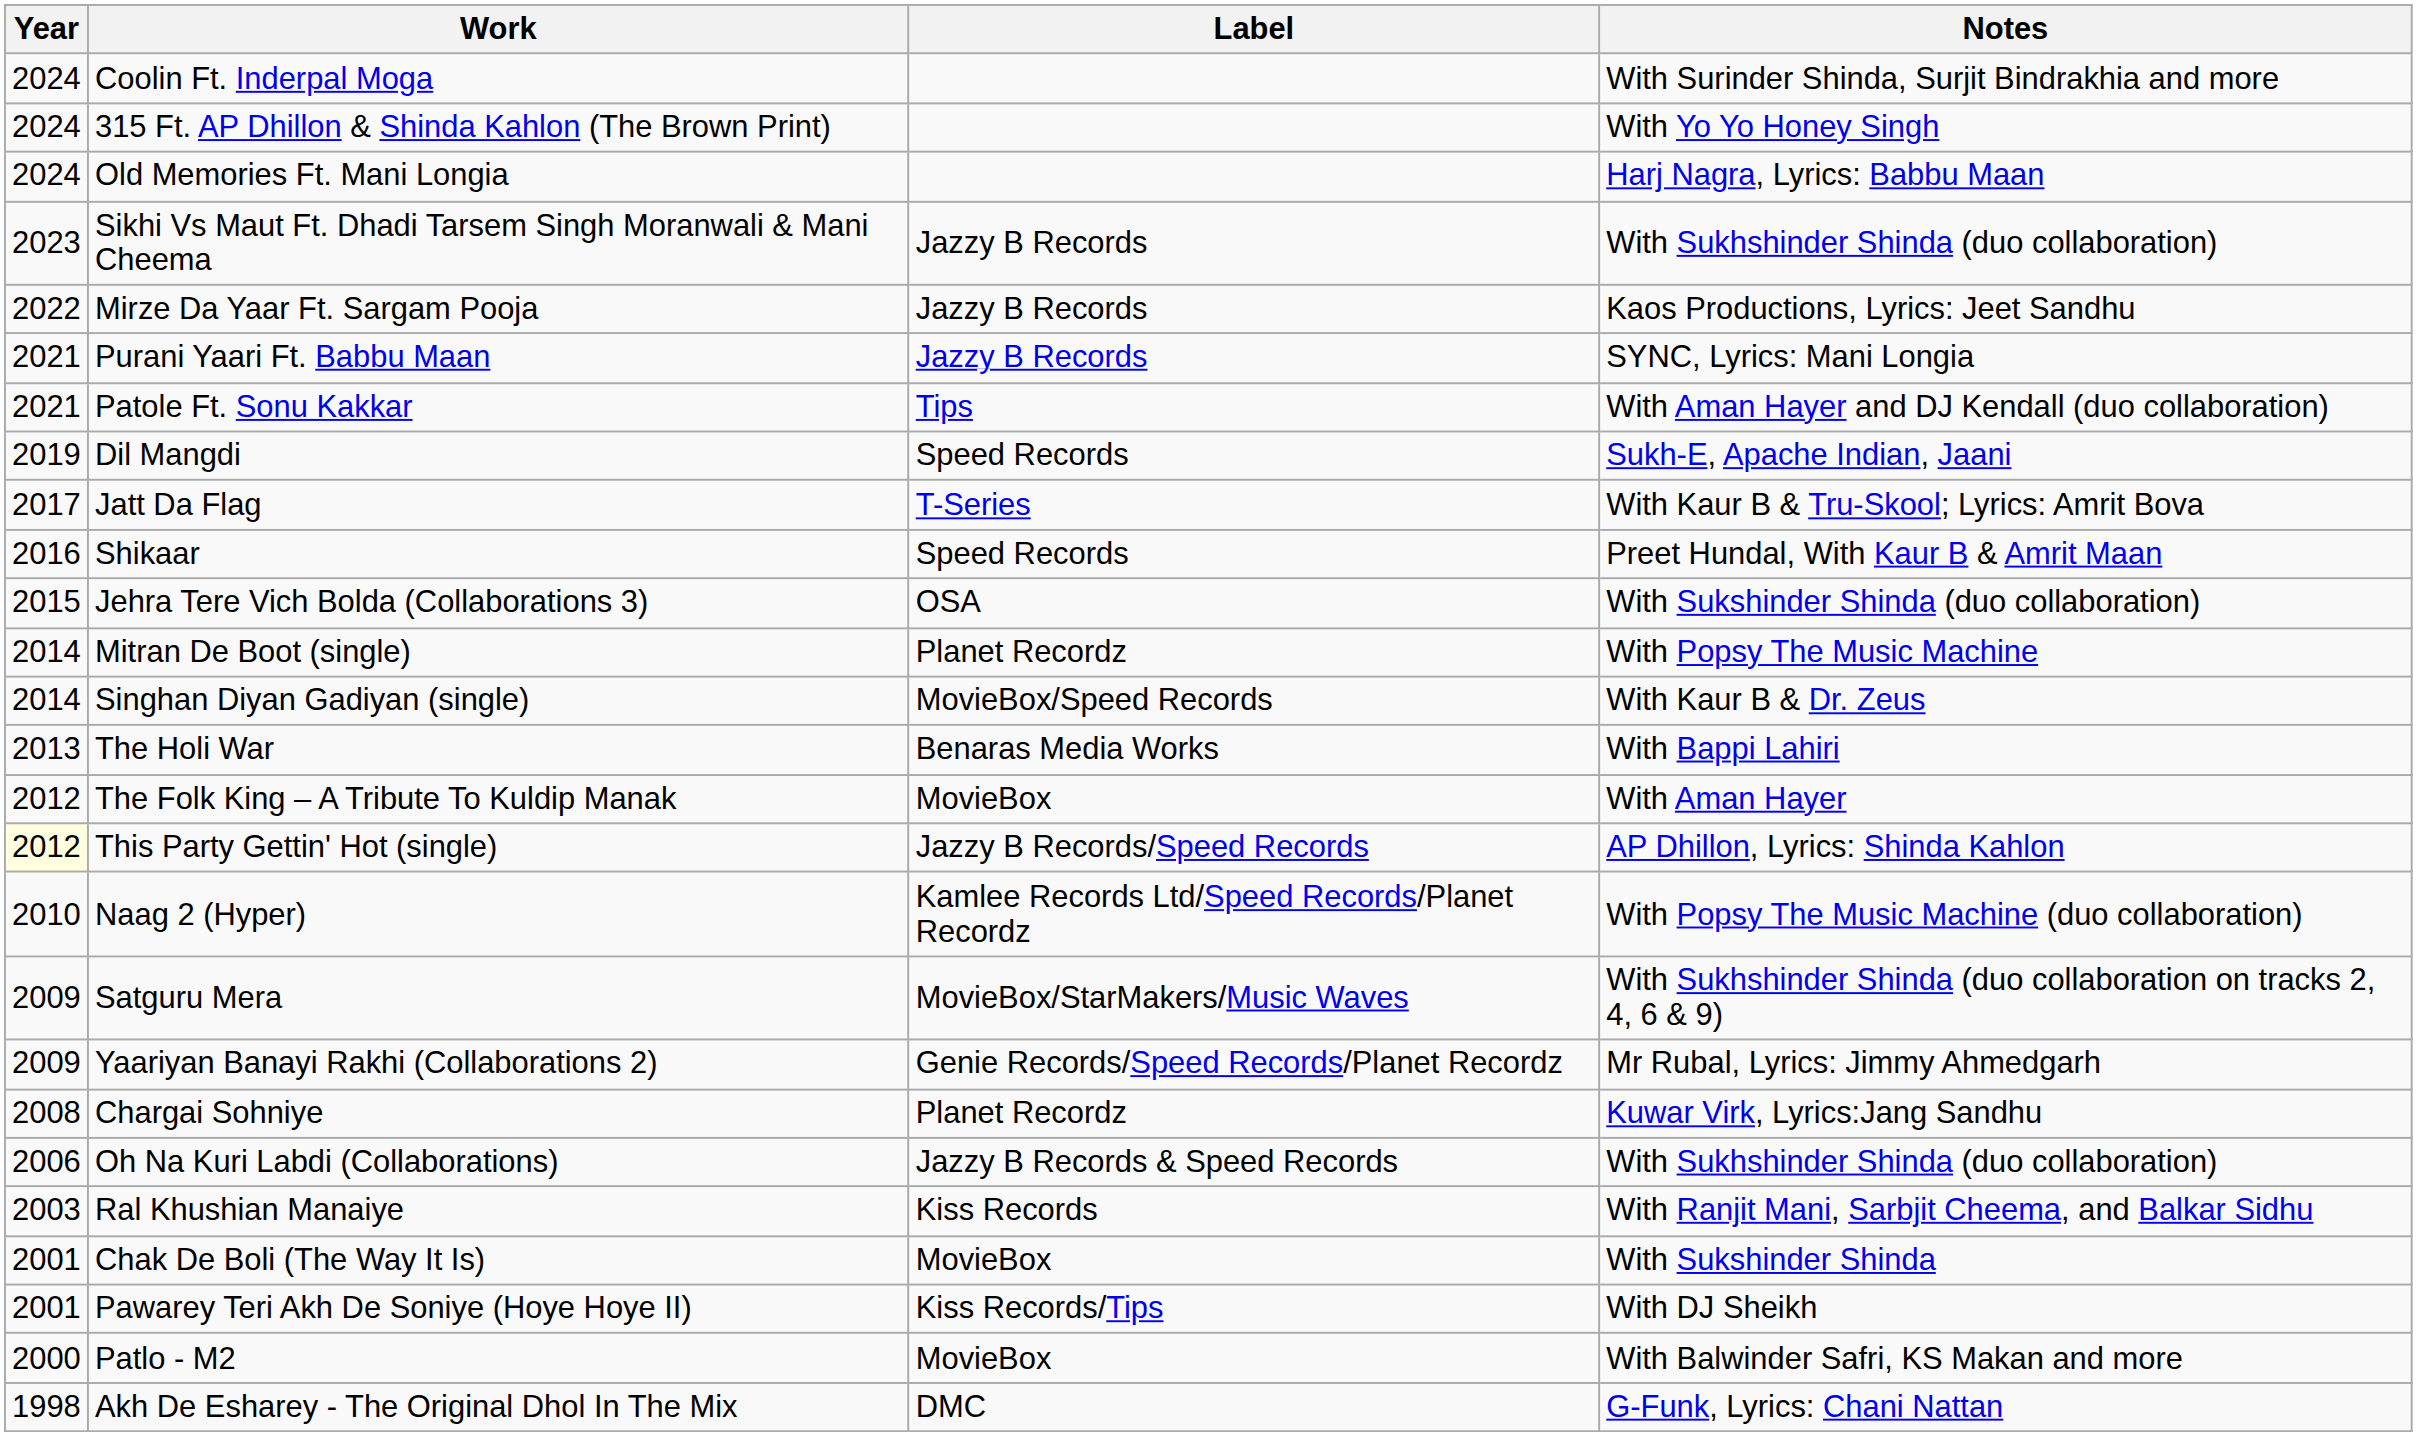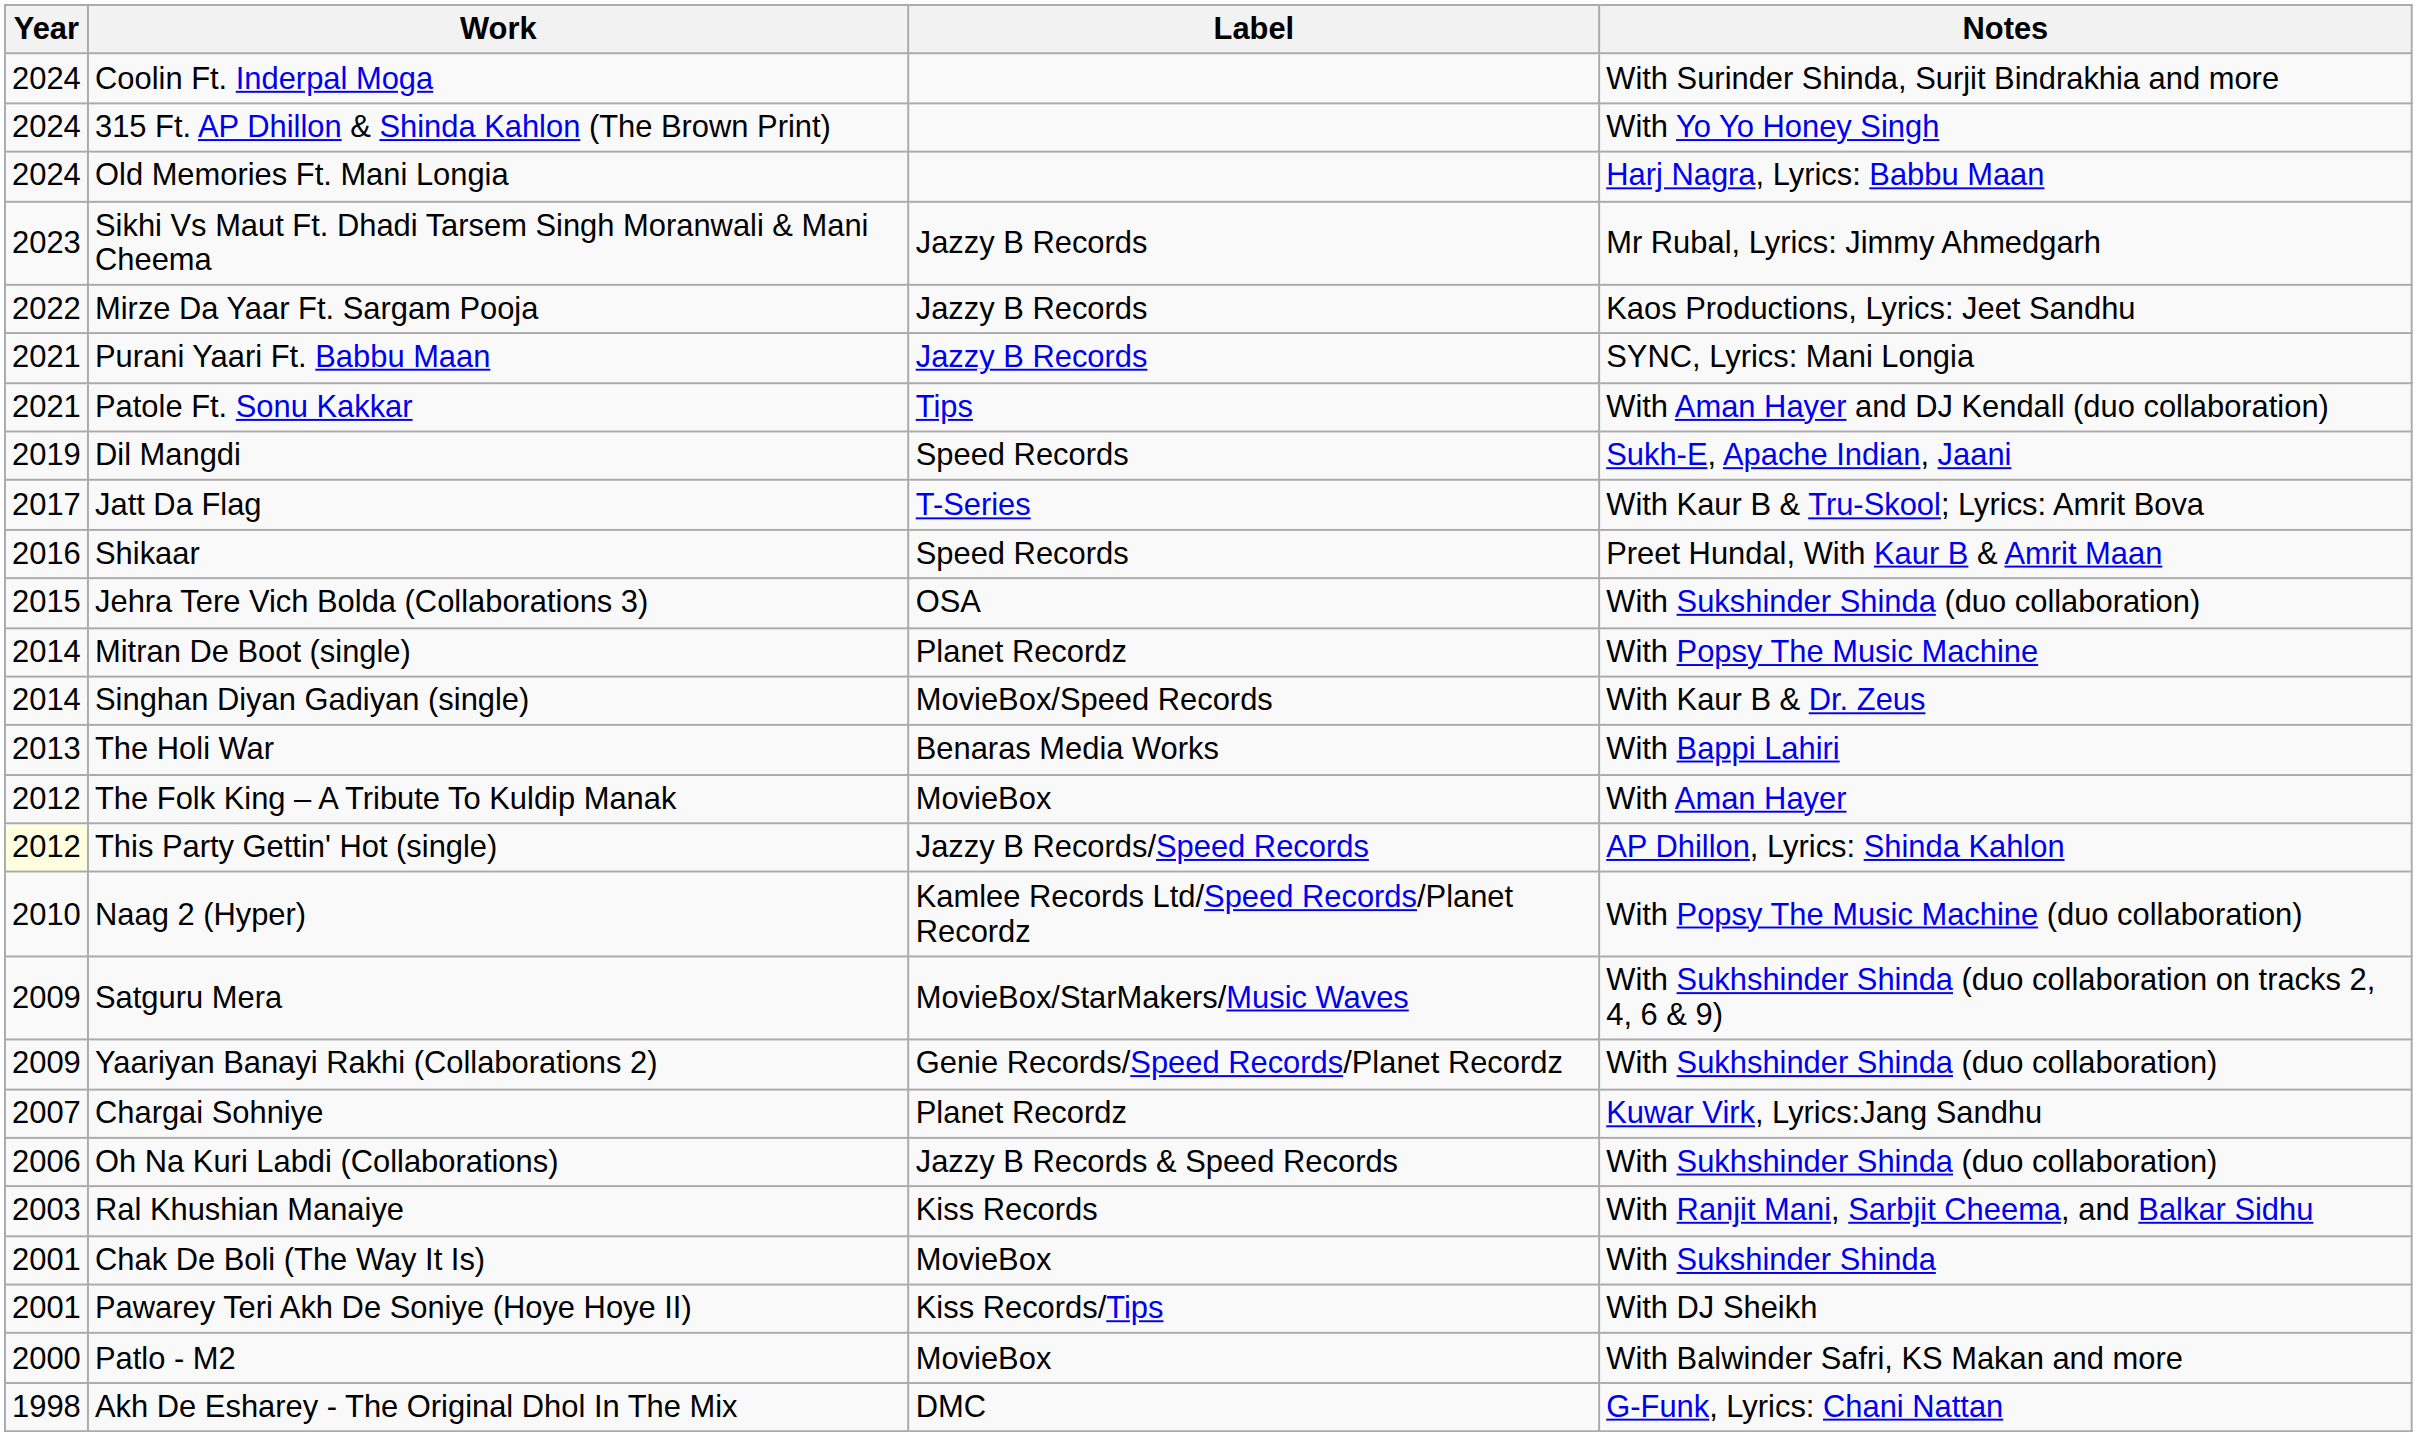(1912, 242) With Sukhshinder Shinda (duo collaboration) -> (1854, 242) Mr Rubal, Lyrics: Jimmy Ahmedgarh
(1854, 1063) Mr Rubal, Lyrics: Jimmy Ahmedgarh -> (1912, 1063) With Sukhshinder Shinda (duo collaboration)
(46, 1112) 2008 -> (46, 1112) 2007
